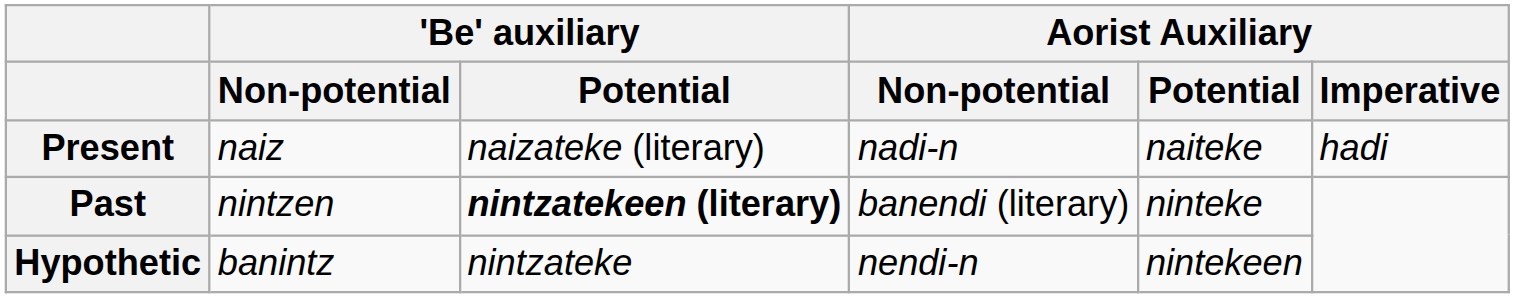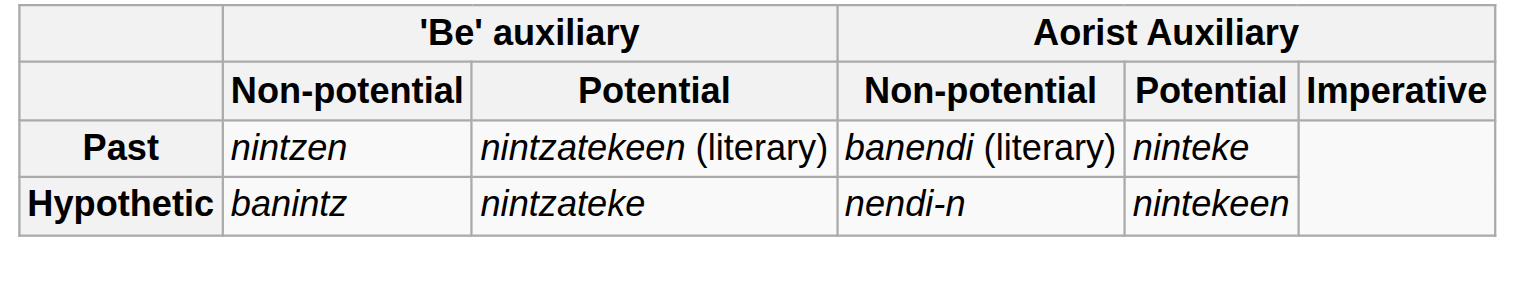- row: (108, 147)
(654, 205) bold -> (654, 147) normal
